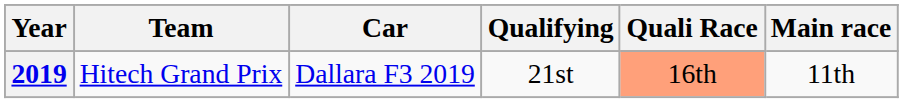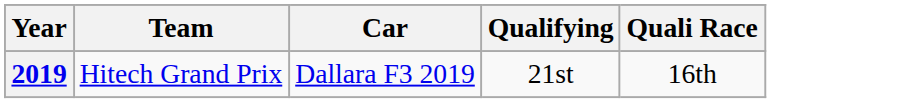- column: (831, 27)
(692, 73) lightsalmon background -> (692, 73) no background
